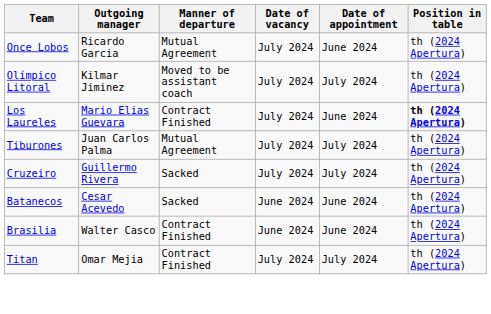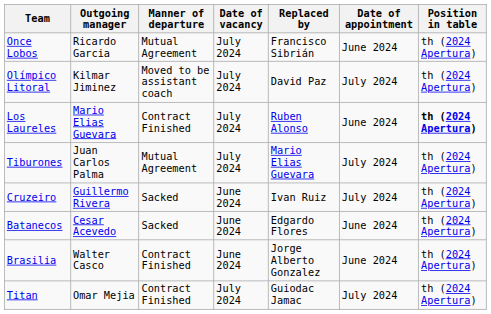+ column: (304, 19)
(286, 173) July 2024 -> (229, 197) June 2024
